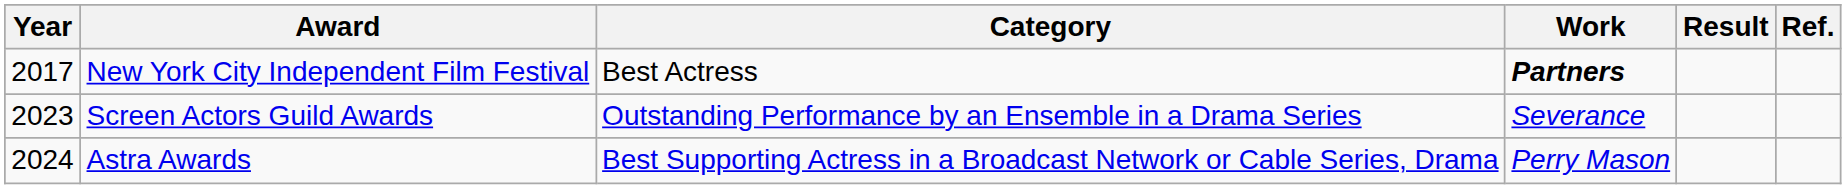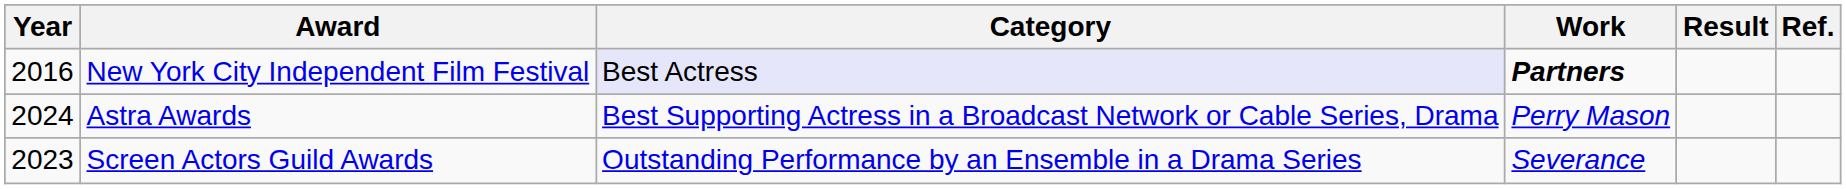(42, 71) 2017 -> (42, 71) 2016
(680, 71) no background -> (680, 71) lavender background
rows swapped: (260, 115) <-> (169, 159)
